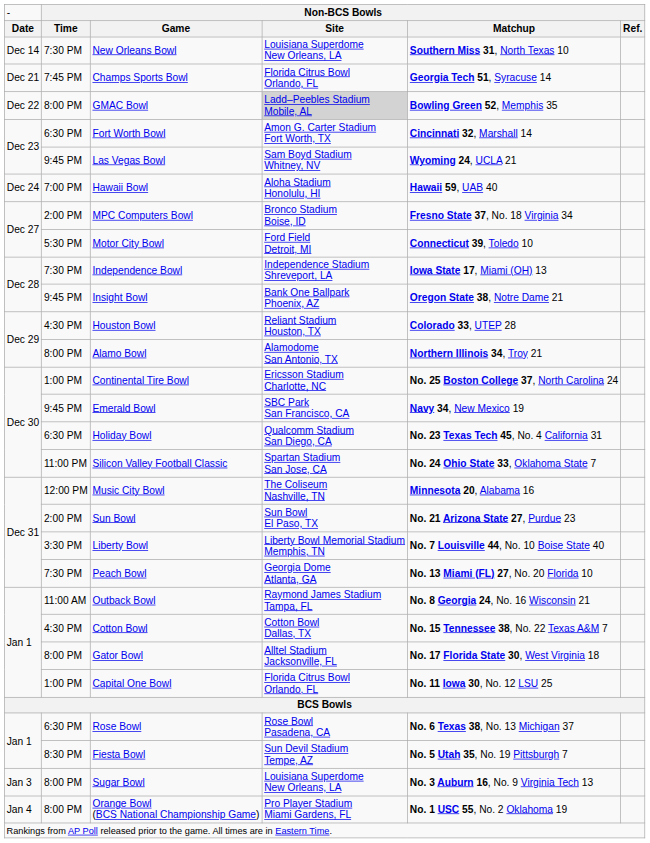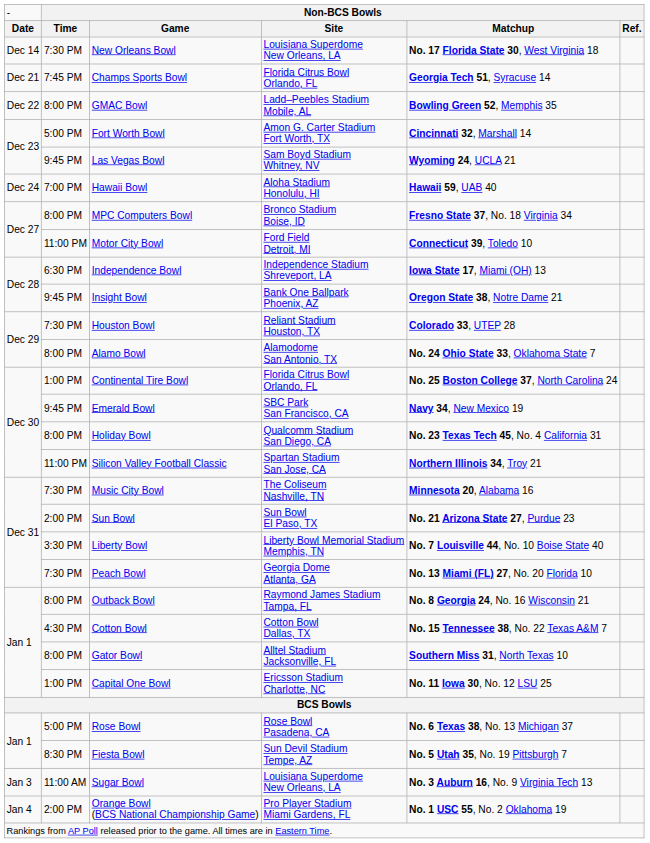(489, 51) Southern Miss 31, North Texas 10 -> (504, 51) No. 17 Florida State 30, West Virginia 18
(317, 106) lightgrey background -> (316, 106) no background
(63, 133) 6:30 PM -> (63, 133) 5:00 PM
(63, 216) 2:00 PM -> (63, 216) 8:00 PM
(63, 243) 5:30 PM -> (65, 243) 11:00 PM
(63, 271) 7:30 PM -> (63, 271) 6:30 PM
(63, 326) 4:30 PM -> (63, 326) 7:30 PM
(476, 353) Northern Illinois 34, Troy 21 -> (502, 353) No. 24 Ohio State 33, Oklahoma State 7
(304, 381) Ericsson Stadium Charlotte, NC -> (306, 381) Florida Citrus Bowl Orlando, FL
(63, 436) 6:30 PM -> (63, 436) 8:00 PM
(503, 463) No. 24 Ohio State 33, Oklahoma State 7 -> (475, 463) Northern Illinois 34, Troy 21
(66, 491) 12:00 PM -> (63, 491) 7:30 PM
(65, 601) 11:00 AM -> (63, 601) 8:00 PM
(505, 656) No. 17 Florida State 30, West Virginia 18 -> (488, 656) Southern Miss 31, North Texas 10
(307, 684) Florida Citrus Bowl Orlando, FL -> (303, 684) Ericsson Stadium Charlotte, NC
(63, 727) 6:30 PM -> (63, 727) 5:00 PM
(63, 782) 8:00 PM -> (65, 782) 11:00 AM
(63, 810) 8:00 PM -> (63, 810) 2:00 PM
